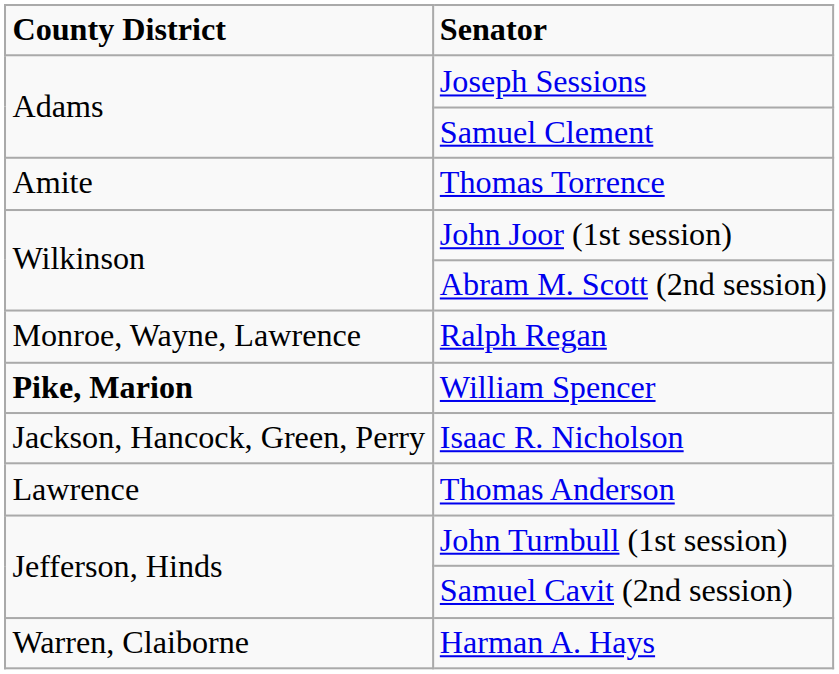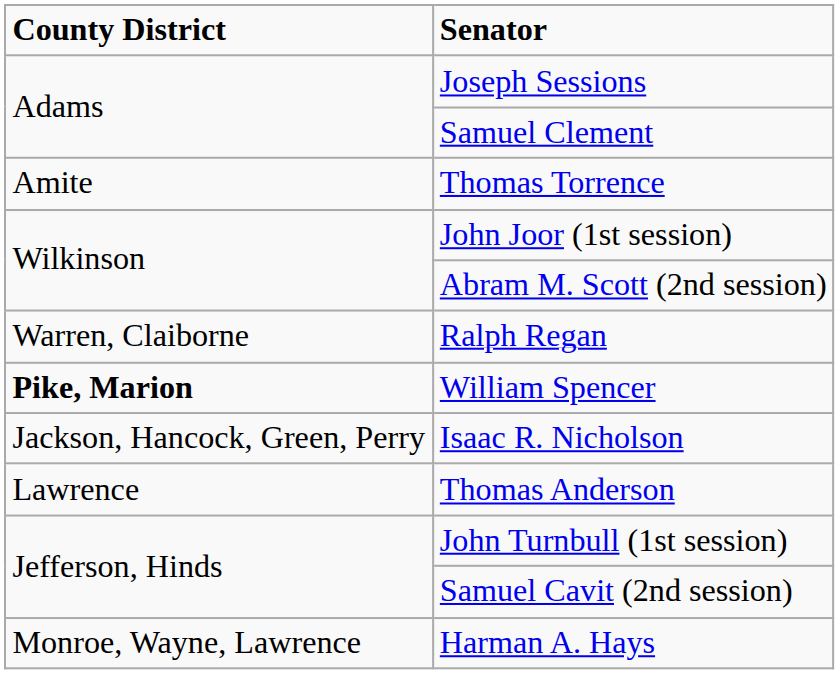(187, 336) Monroe, Wayne, Lawrence -> (131, 336) Warren, Claiborne
(131, 642) Warren, Claiborne -> (187, 642) Monroe, Wayne, Lawrence
